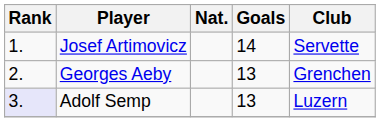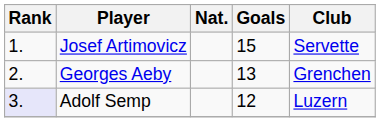(246, 46) 14 -> (246, 46) 15
(246, 102) 13 -> (246, 102) 12
